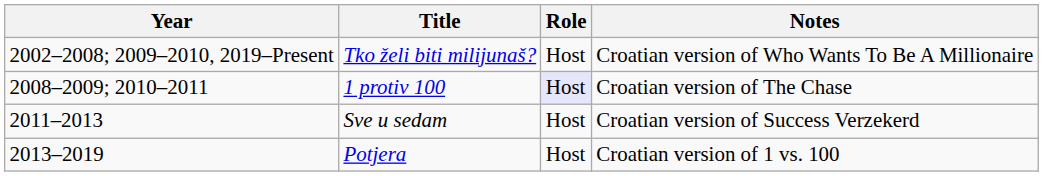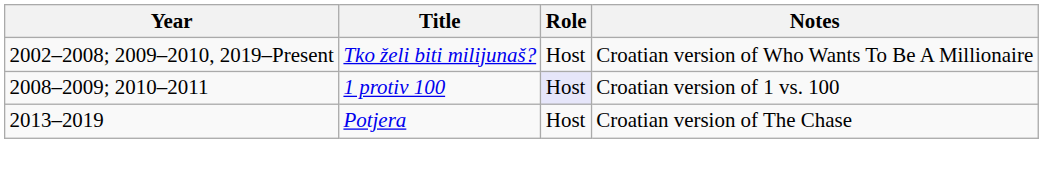(724, 87) Croatian version of The Chase -> (718, 87) Croatian version of 1 vs. 100
- row: (395, 120)
(718, 154) Croatian version of 1 vs. 100 -> (724, 120) Croatian version of The Chase
